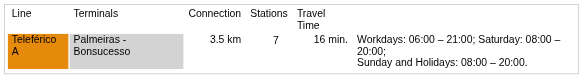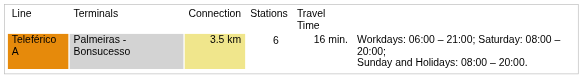(225, 39) no background -> (225, 39) khaki background
(276, 40) 7 -> (276, 40) 6
